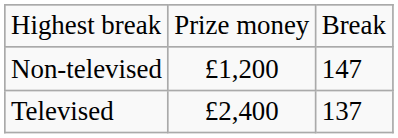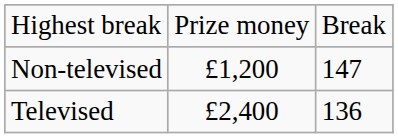(342, 111) 137 -> (342, 111) 136
